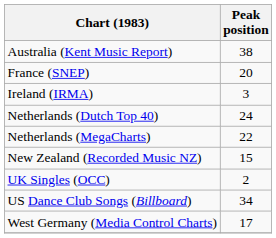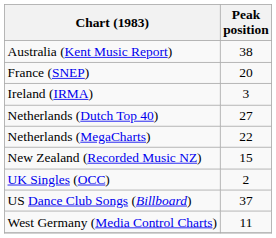(246, 115) 24 -> (246, 115) 27
(246, 200) 34 -> (246, 200) 37
(246, 222) 17 -> (246, 222) 11
